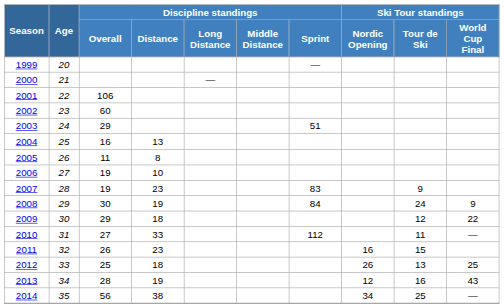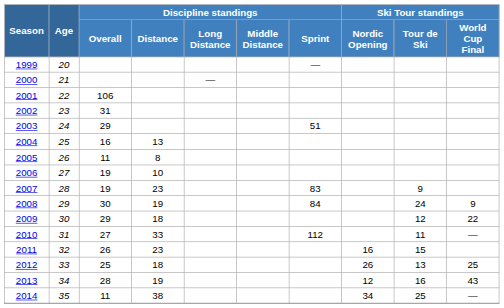(105, 111) 60 -> (105, 111) 31
(105, 296) 56 -> (105, 296) 11
